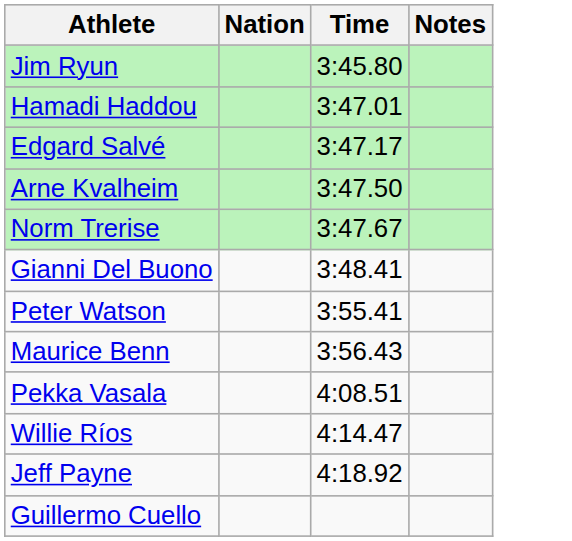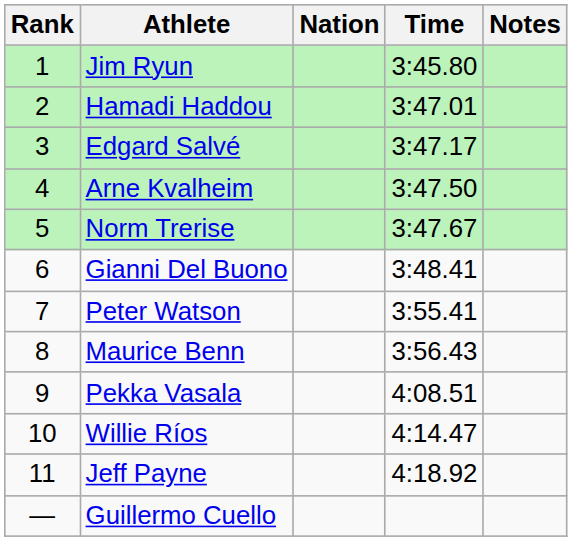+ column: (42, 24)
